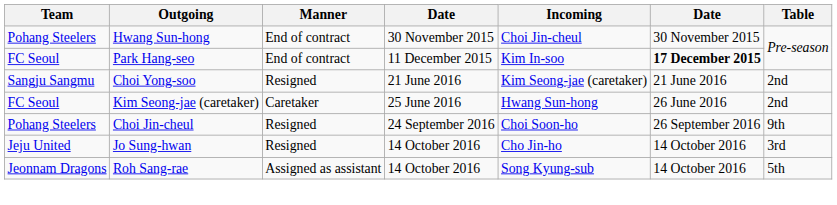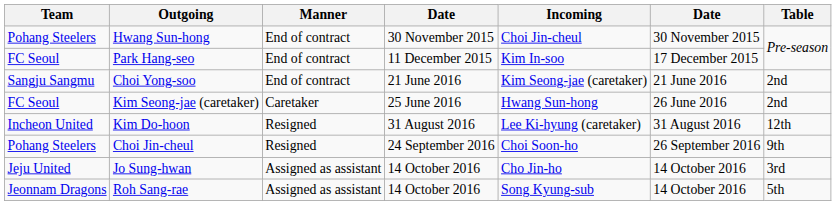(707, 59) bold -> (706, 59) normal
(291, 80) Resigned -> (308, 80) End of contract
+ row: (151, 124)
(291, 146) Resigned -> (323, 168) Assigned as assistant
